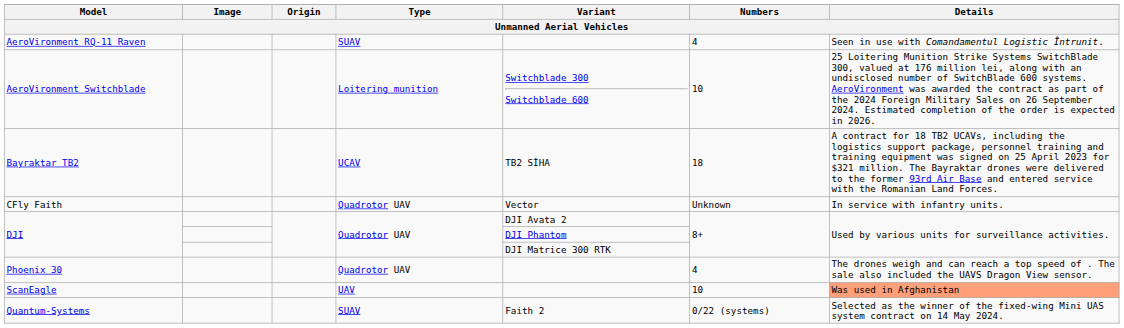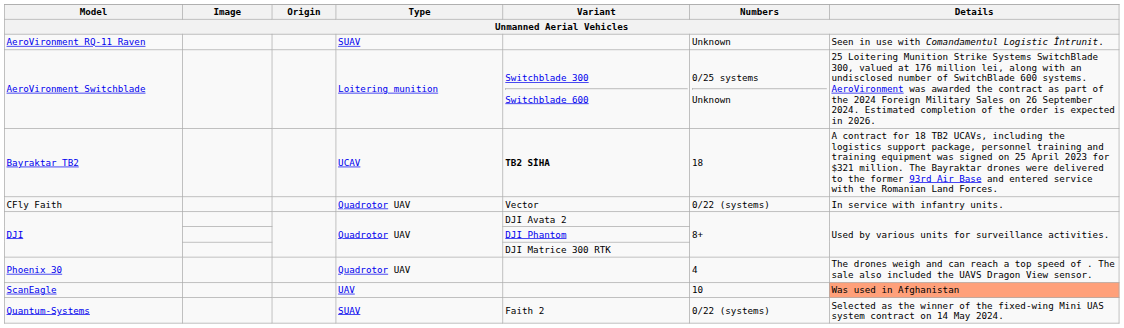(695, 42) 4 -> (711, 42) Unknown
(698, 89) 10 -> (759, 89) 0/25 systems Unknown
(528, 163) normal -> (528, 163) bold
(711, 204) Unknown -> (731, 204) 0/22 (systems)
